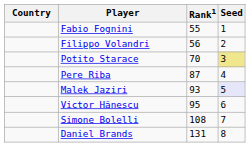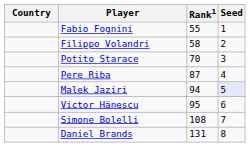(195, 44) 56 -> (195, 44) 58
(223, 59) khaki background -> (223, 59) no background
(195, 89) 93 -> (195, 89) 94
